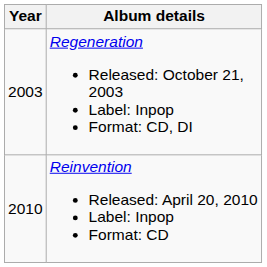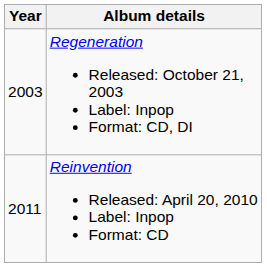(25, 208) 2010 -> (25, 208) 2011
